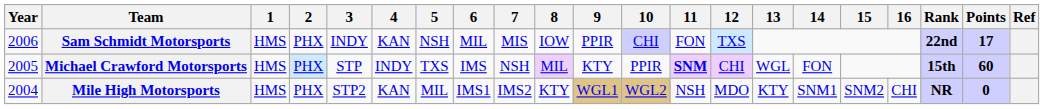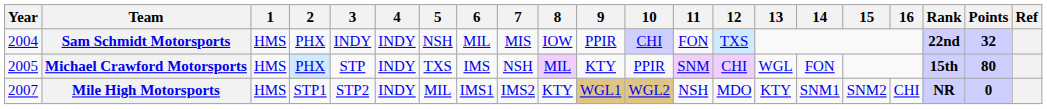(23, 41) 2006 -> (23, 41) 2004
(394, 41) KAN -> (397, 41) INDY
(986, 41) 17 -> (988, 41) 32
(690, 65) bold -> (693, 65) normal
(986, 65) 60 -> (988, 65) 80
(23, 90) 2004 -> (23, 90) 2007
(308, 90) PHX -> (310, 90) STP1
(394, 90) KAN -> (397, 90) INDY
